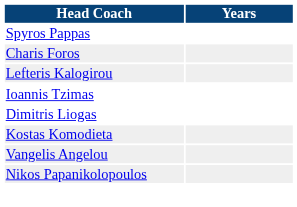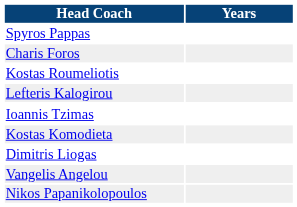+ row: (62, 73)
rows swapped: (59, 134) <-> (51, 114)
